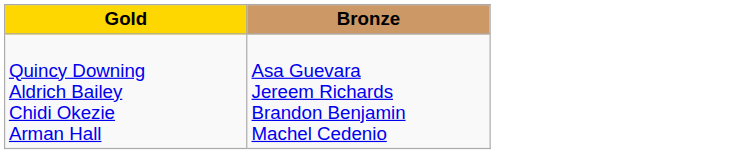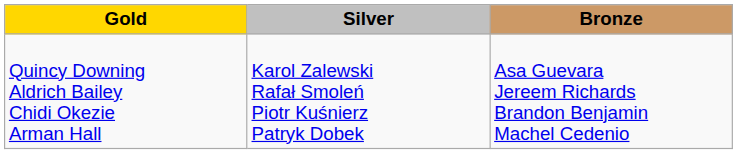+ column: (369, 19)
